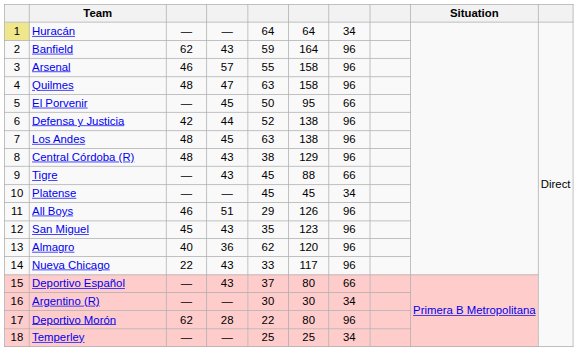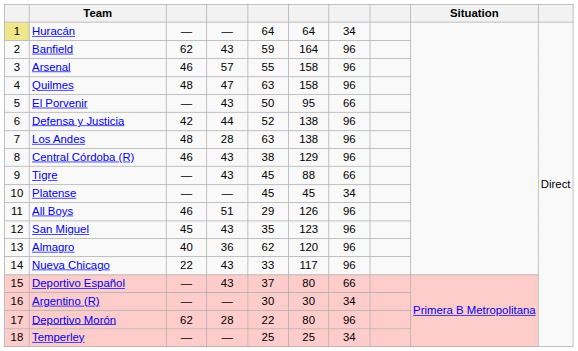(227, 103) 45 -> (227, 103) 43
(227, 139) 45 -> (227, 139) 28
(186, 157) 48 -> (186, 157) 46
